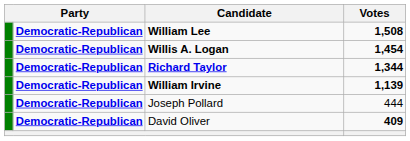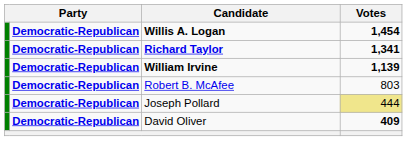- row: (179, 31)
(389, 67) 1,344 -> (385, 49) 1,341
+ row: (189, 85)
(394, 103) no background -> (390, 103) khaki background
